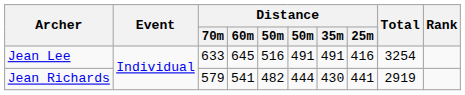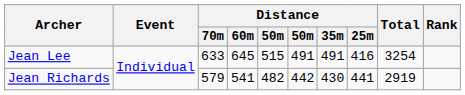(273, 57) 516 -> (273, 57) 515
(303, 79) 444 -> (303, 79) 442
